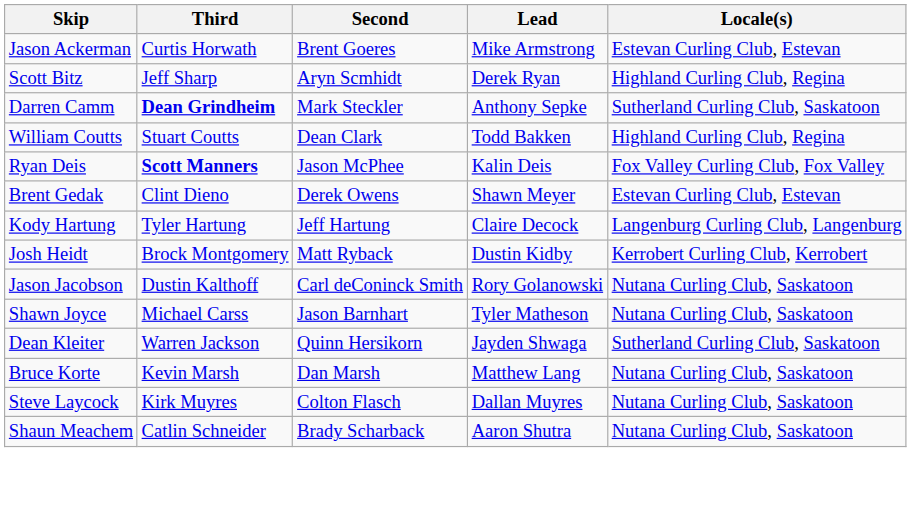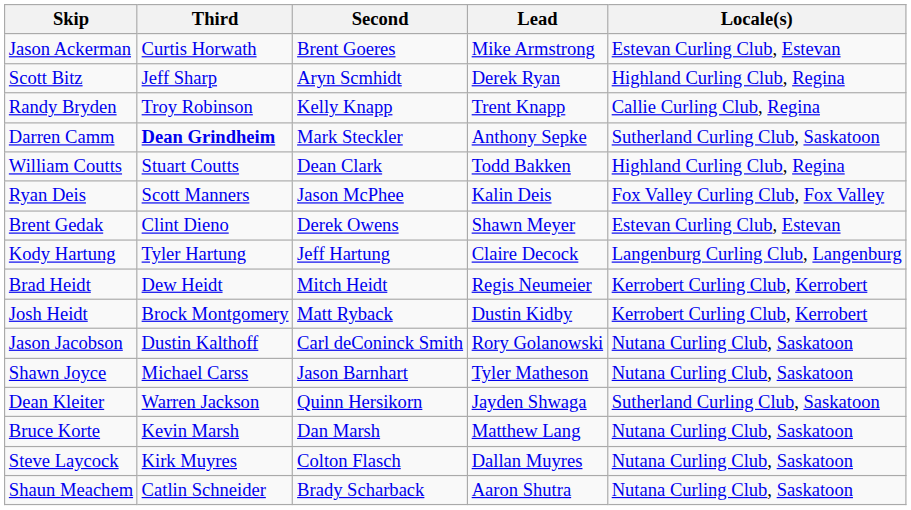+ row: (63, 107)
(200, 166) bold -> (195, 195) normal
+ row: (50, 284)
